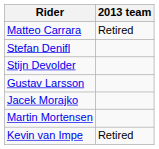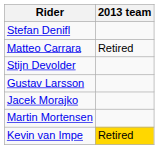rows swapped: (44, 30) <-> (38, 48)
(116, 135) no background -> (116, 135) gold background
